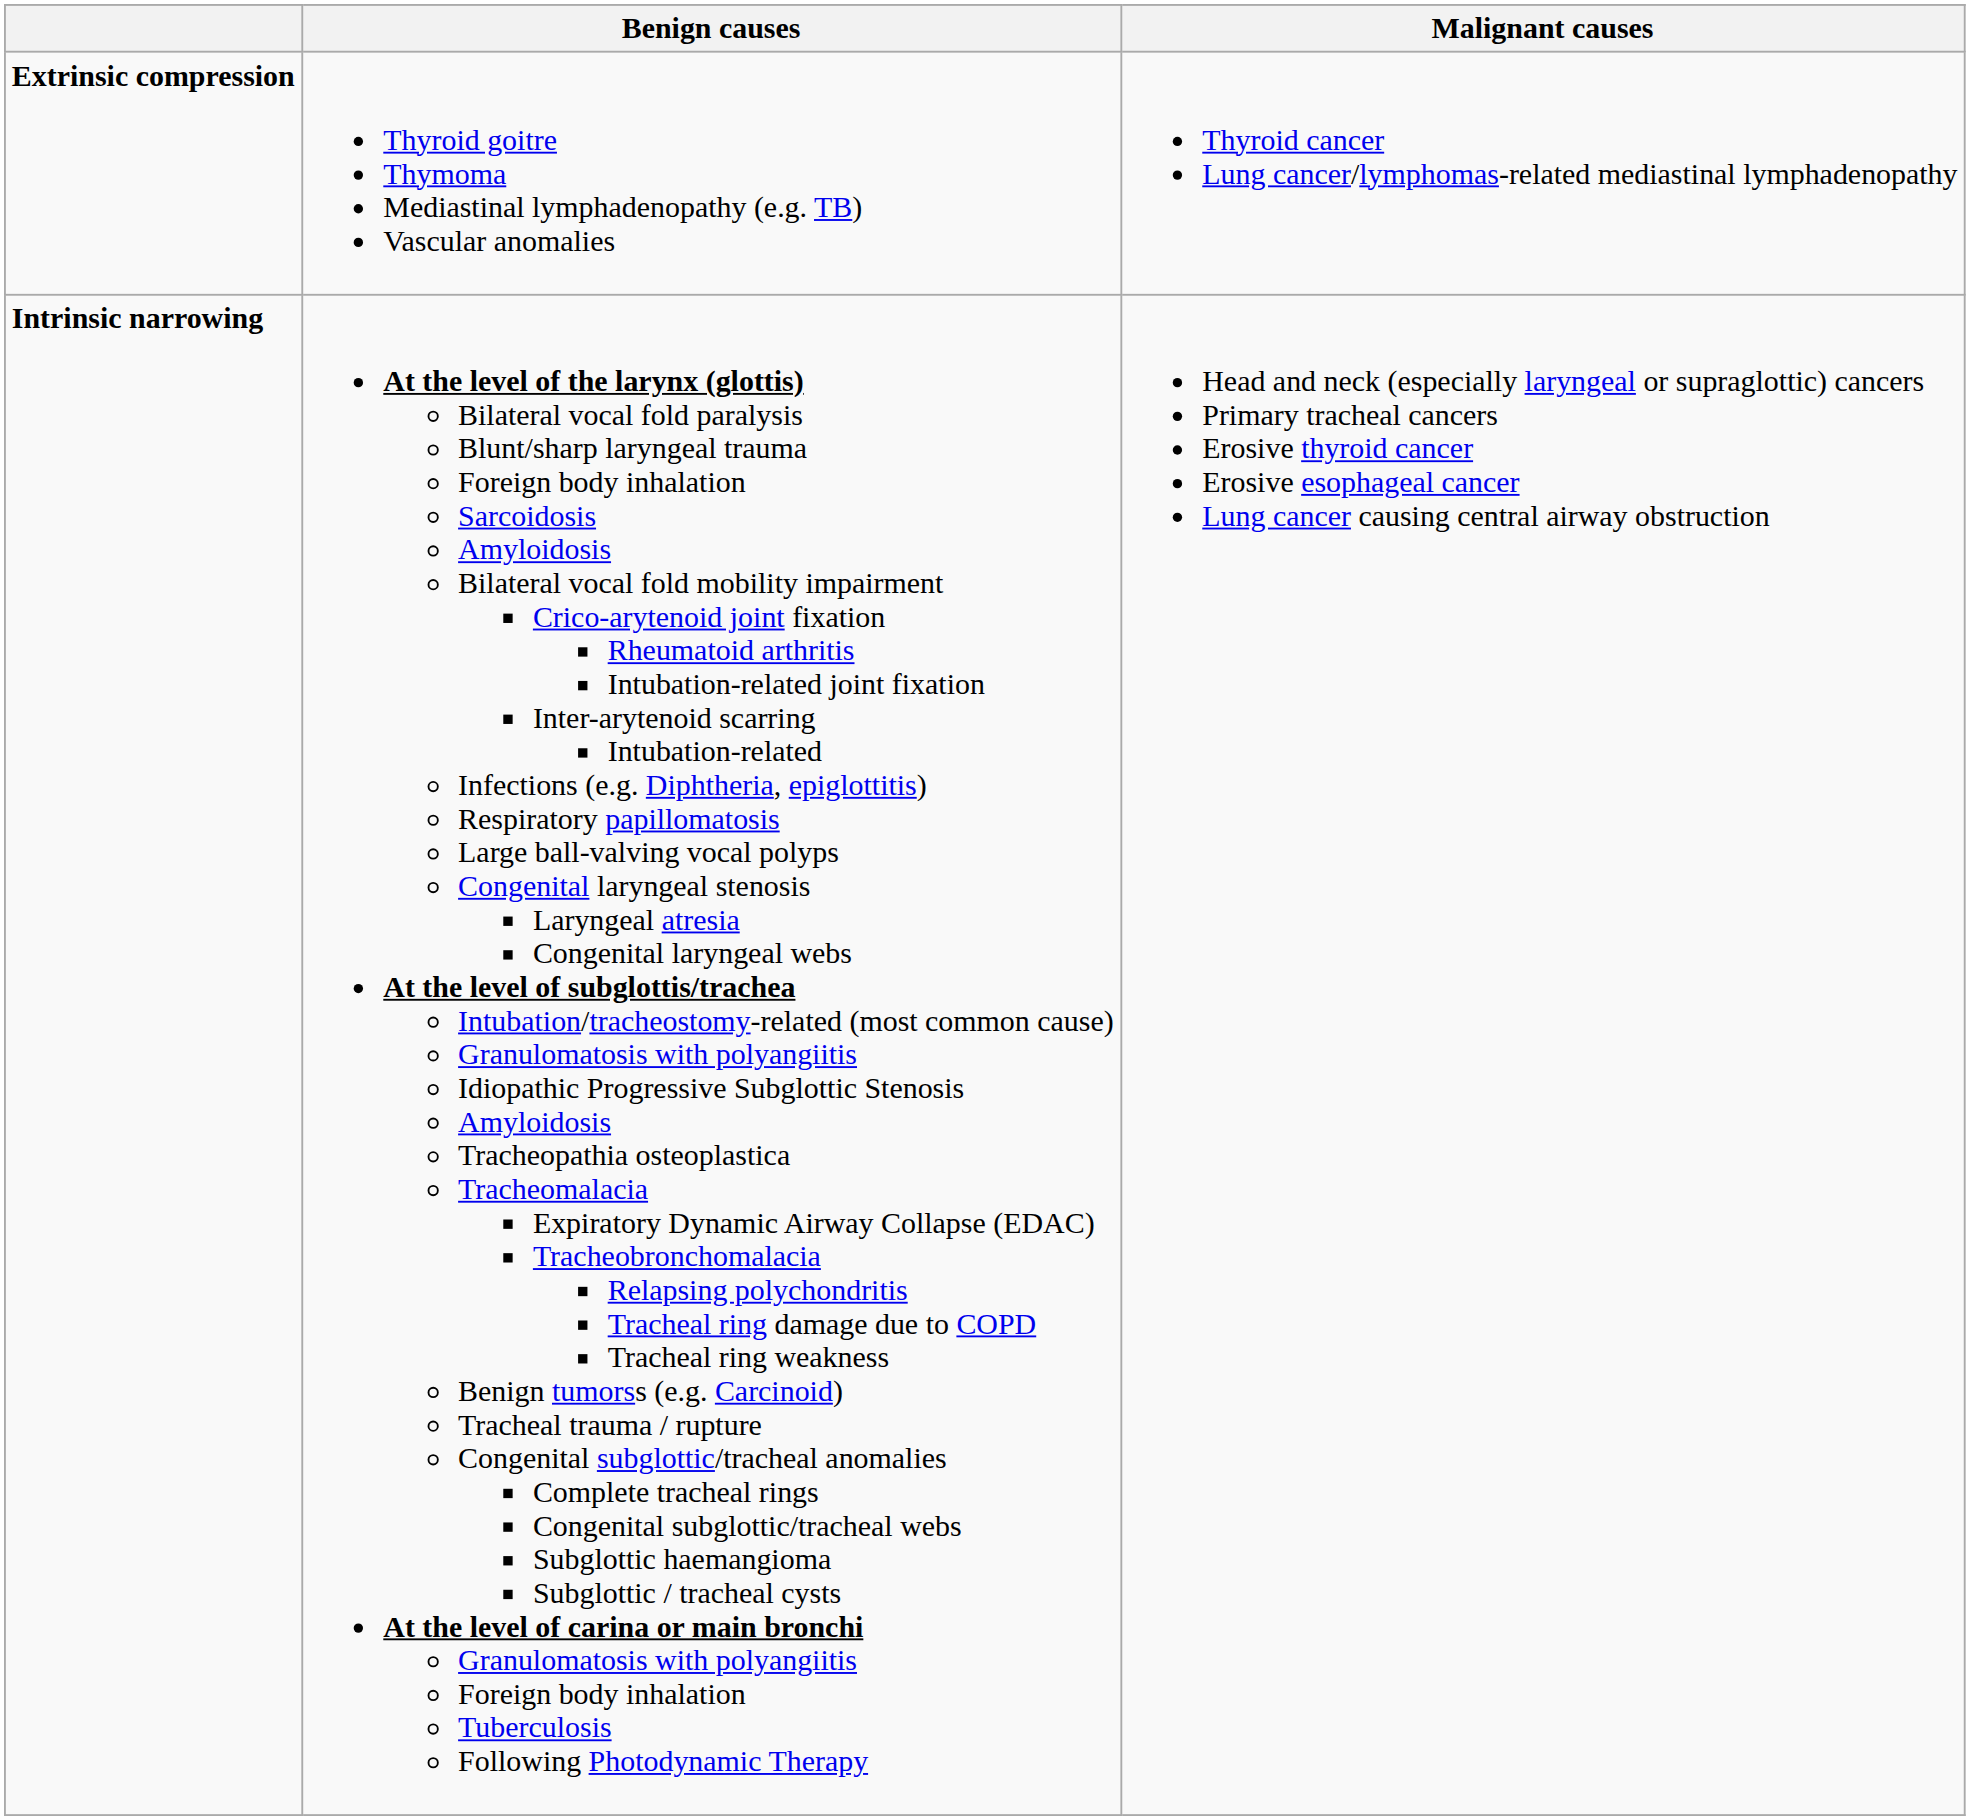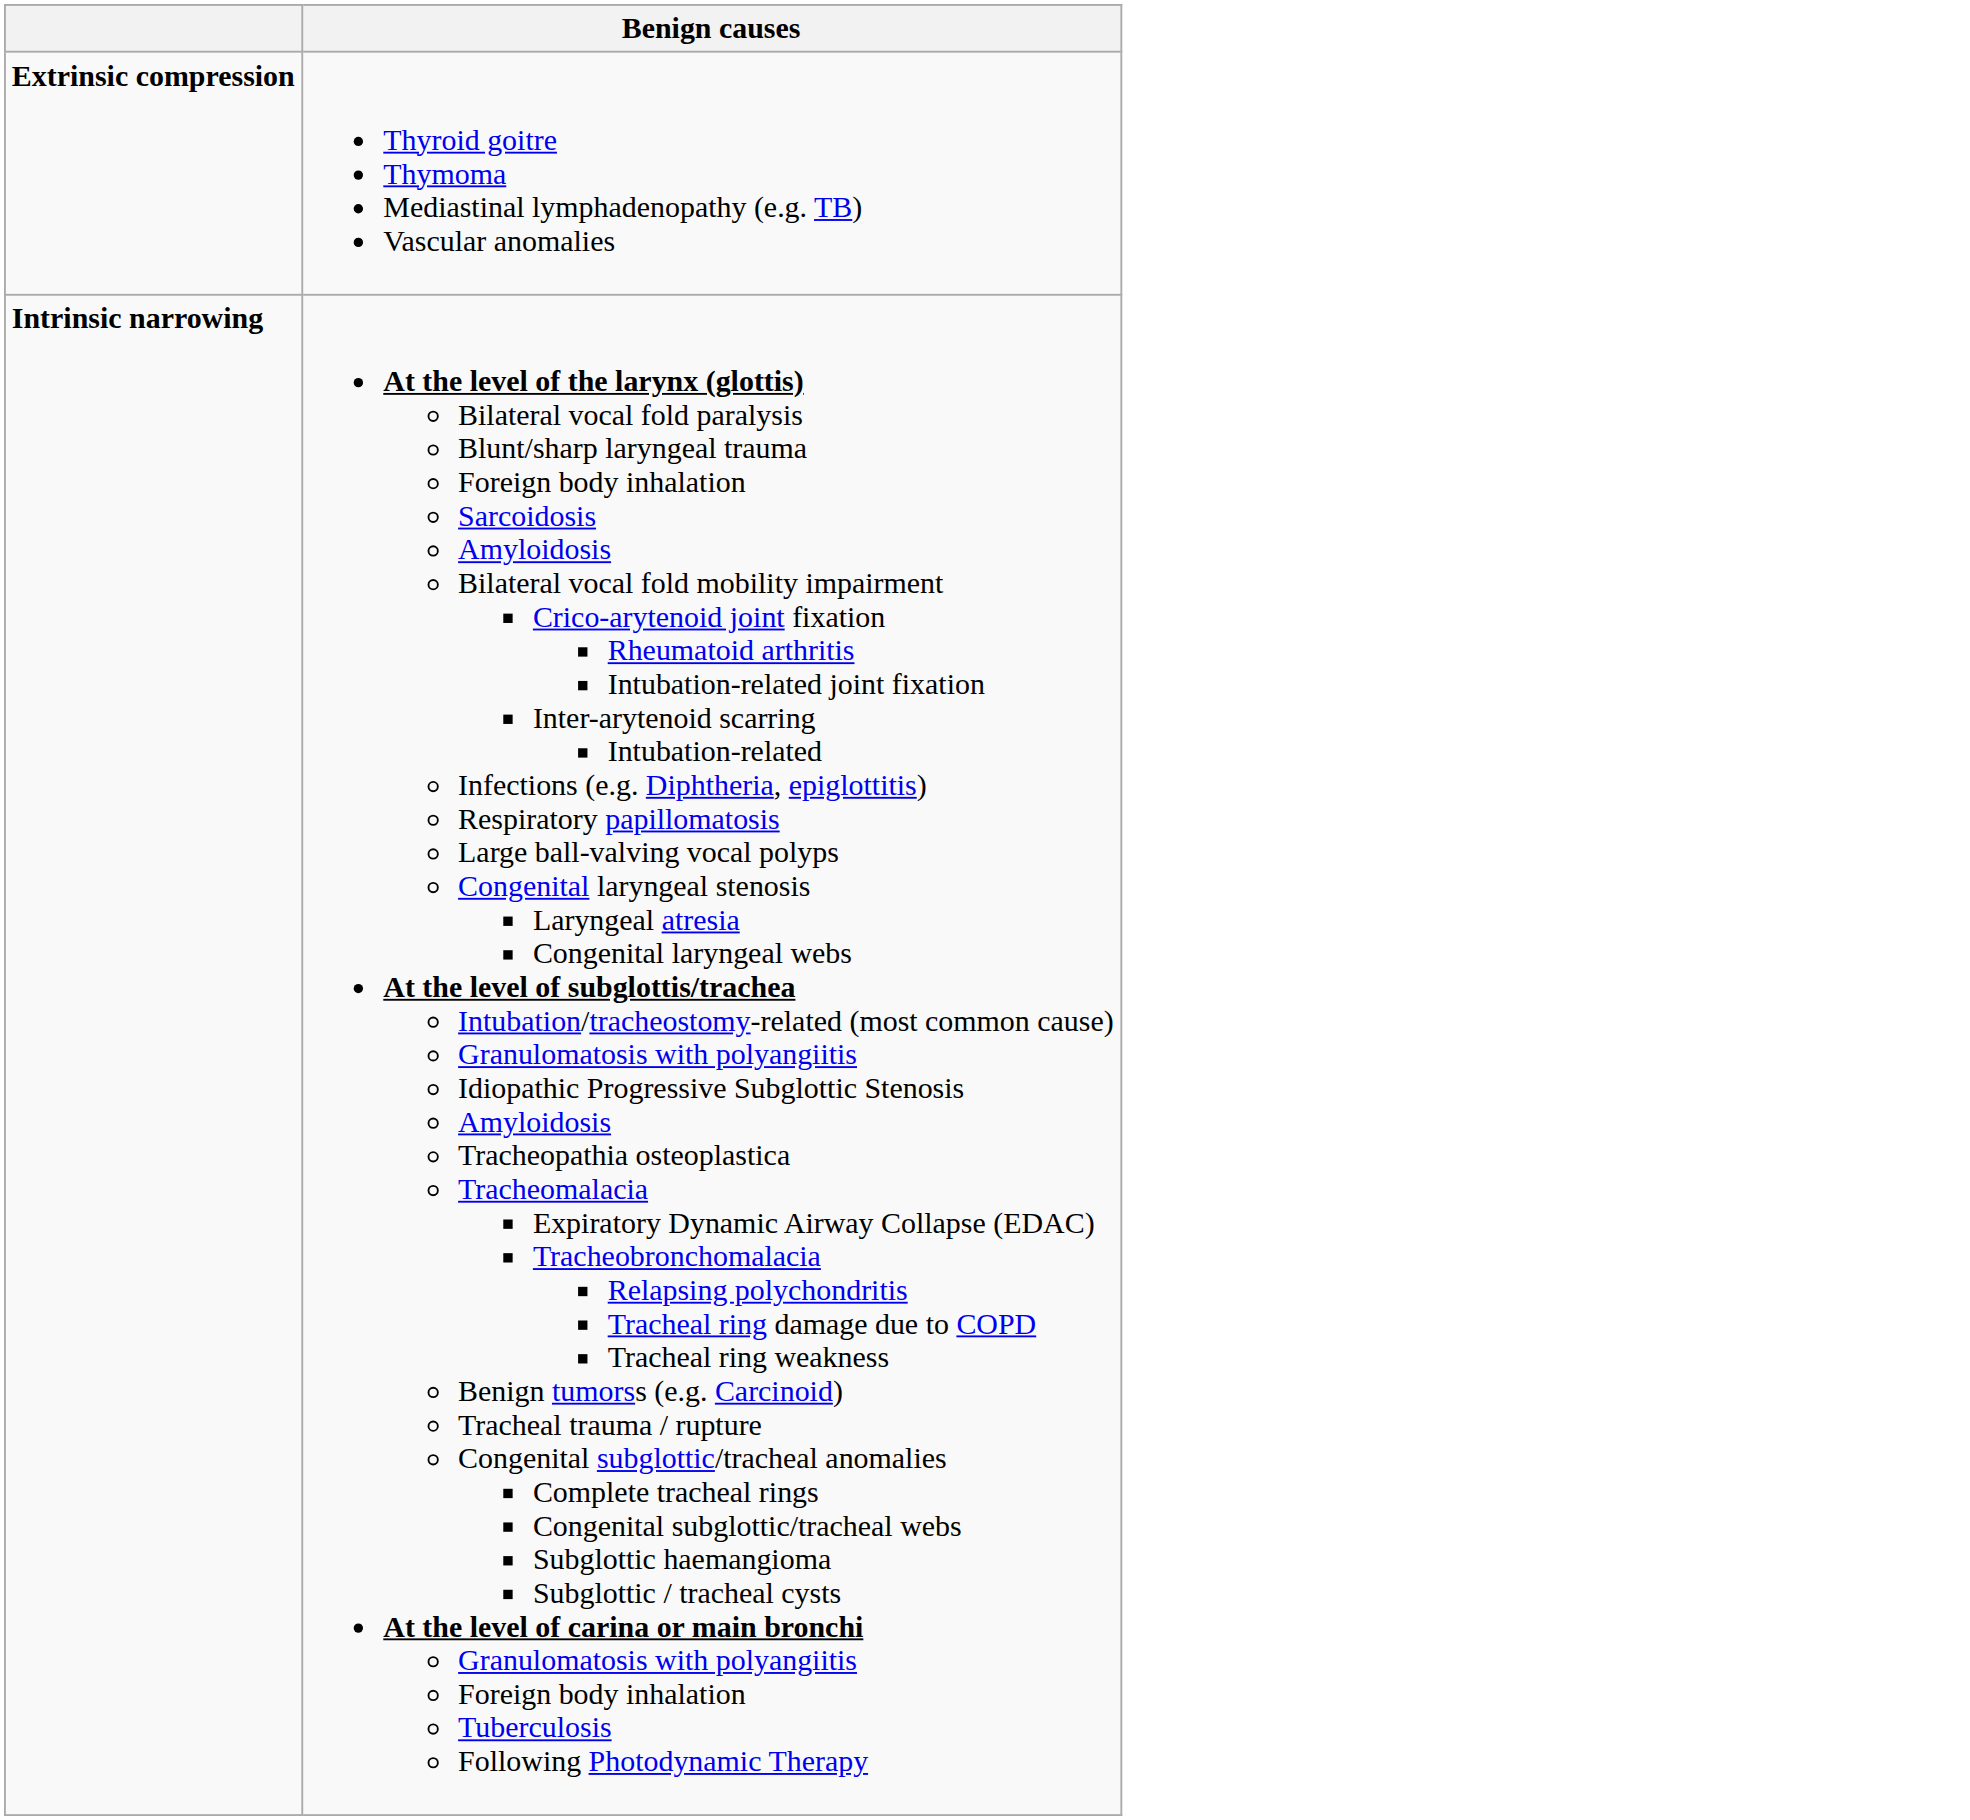- column: (1542, 28)
